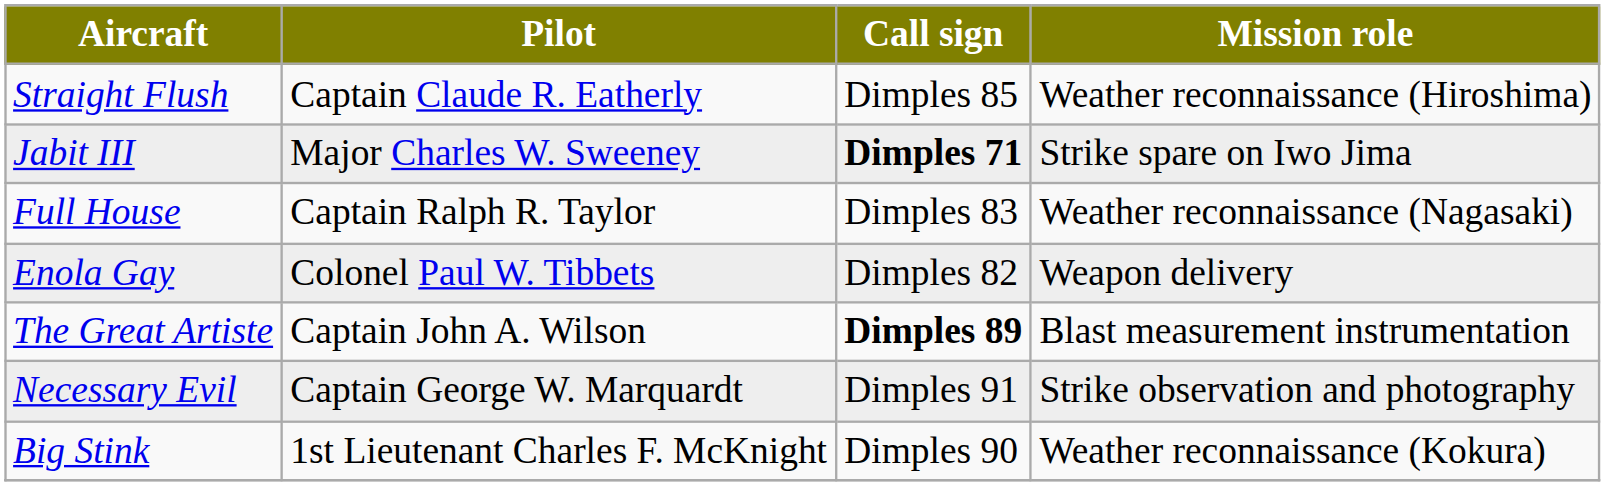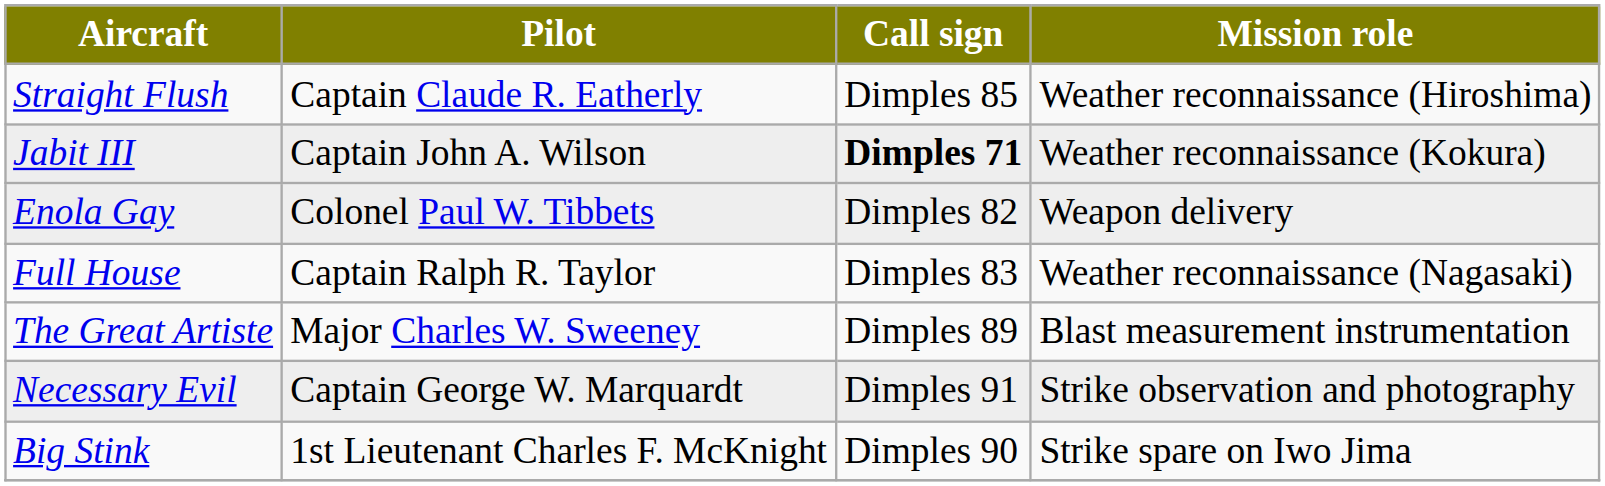(495, 152) Major Charles W. Sweeney -> (468, 152) Captain John A. Wilson
(1226, 152) Strike spare on Iwo Jima -> (1293, 152) Weather reconnaissance (Kokura)
rows swapped: (97, 212) <-> (94, 271)
(468, 331) Captain John A. Wilson -> (495, 331) Major Charles W. Sweeney
(933, 331) bold -> (931, 331) normal
(1293, 449) Weather reconnaissance (Kokura) -> (1226, 449) Strike spare on Iwo Jima
